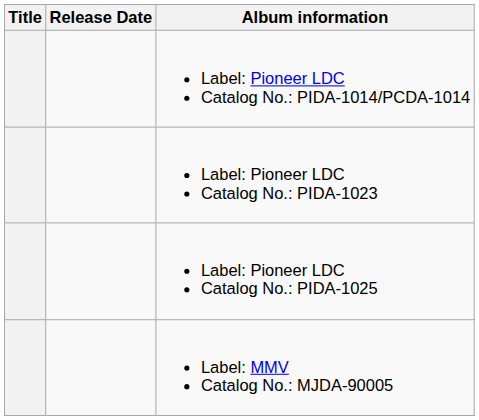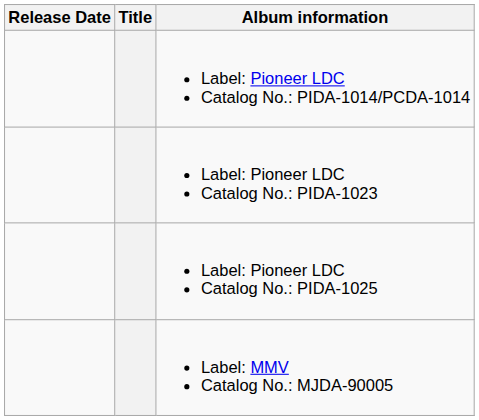columns swapped: (101, 17) <-> (25, 17)
